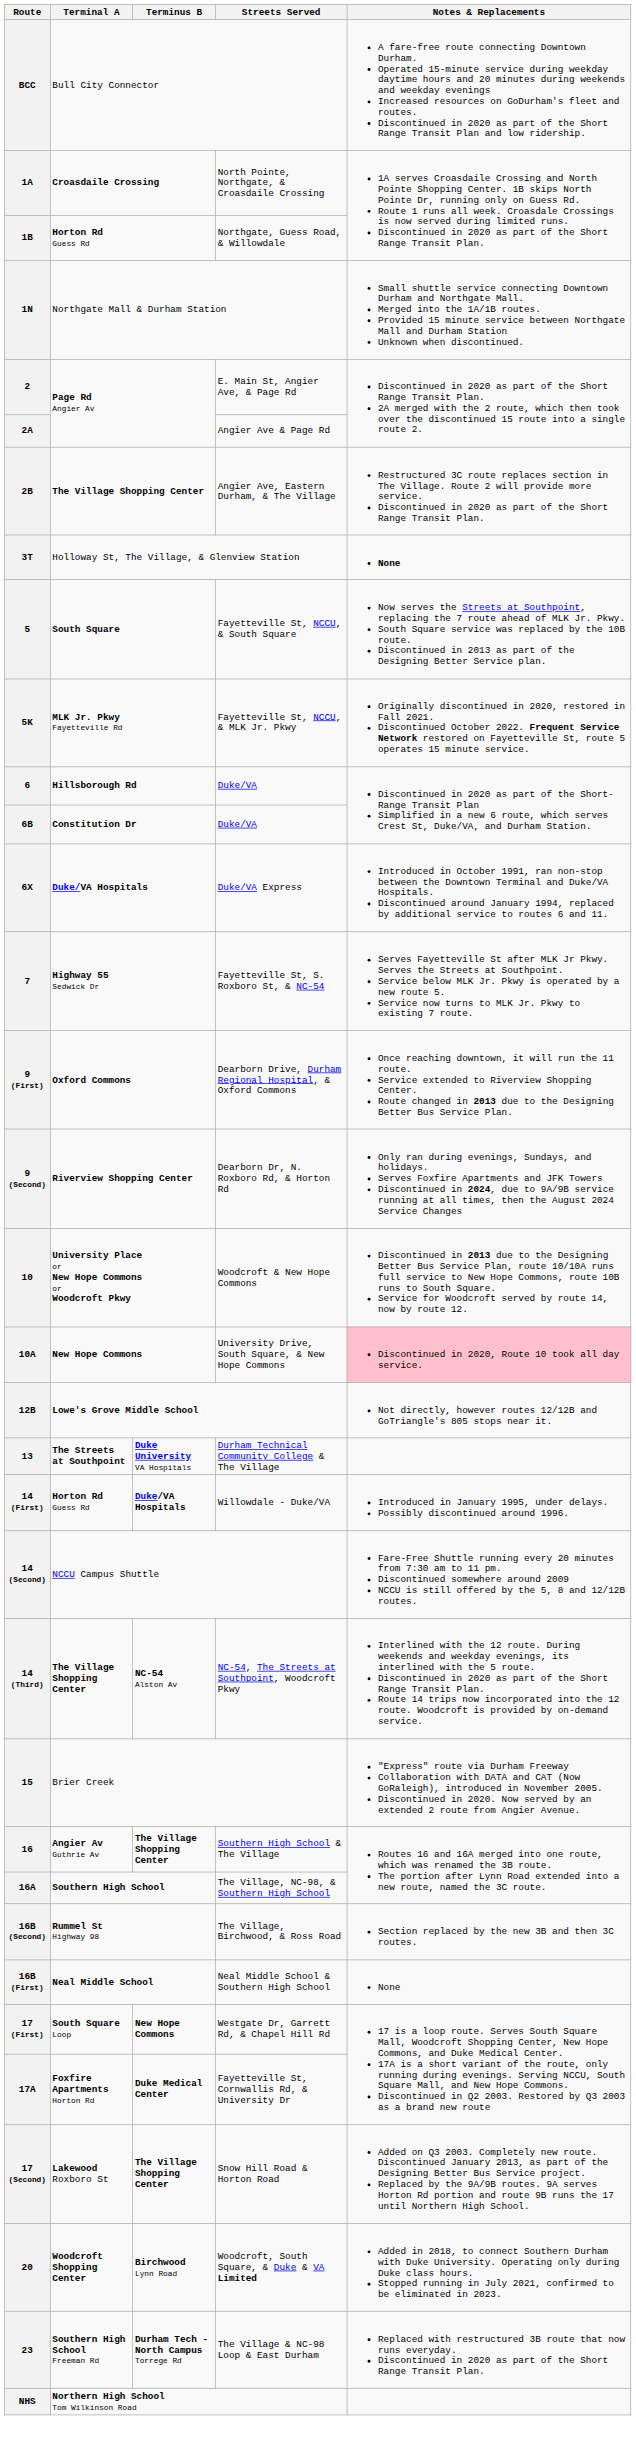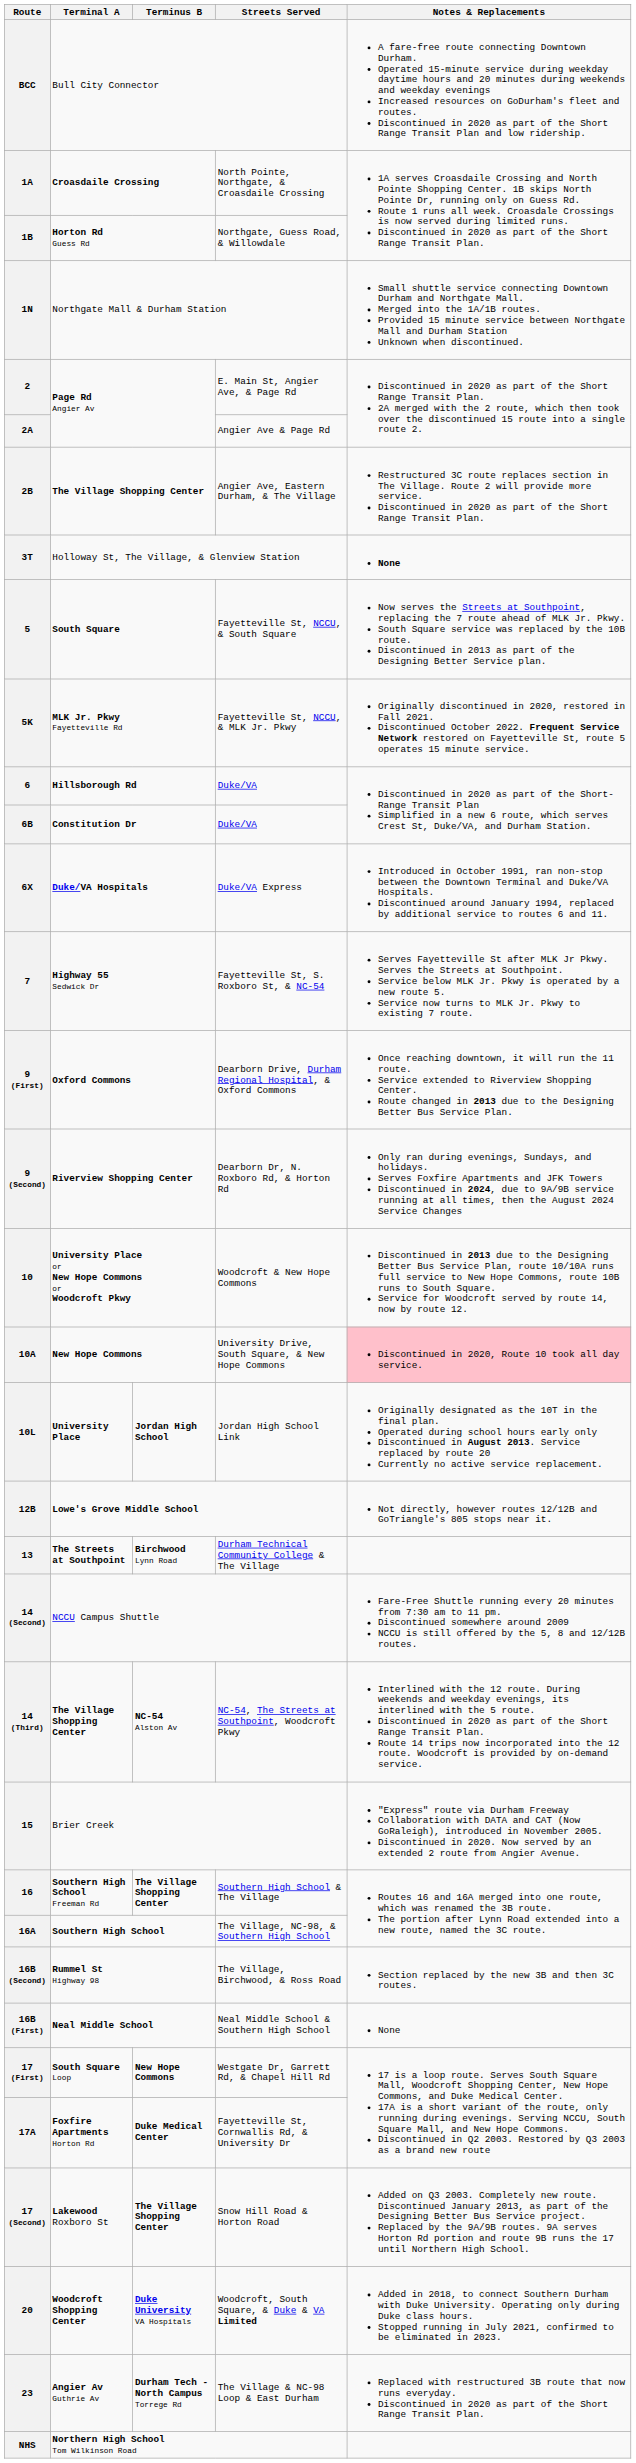+ row: (27, 1432)
(163, 1456) Duke University VA Hospitals -> (160, 1555) Birchwood Lynn Road
- row: (27, 1502)
(78, 1849) Angier Av Guthrie Av -> (89, 1892) Southern High School Freeman Rd
(160, 2267) Birchwood Lynn Road -> (163, 2310) Duke University VA Hospitals
(89, 2350) Southern High School Freeman Rd -> (78, 2393) Angier Av Guthrie Av
